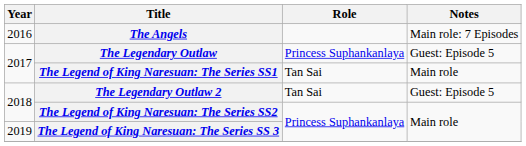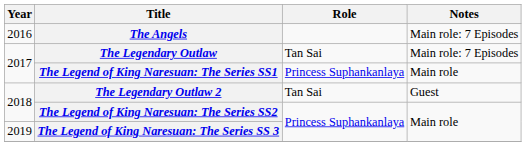(345, 53) Princess Suphankanlaya -> (303, 53) Tan Sai
(452, 53) Guest: Episode 5 -> (464, 53) Main role: 7 Episodes
(303, 72) Tan Sai -> (345, 72) Princess Suphankanlaya
(452, 92) Guest: Episode 5 -> (424, 92) Guest
